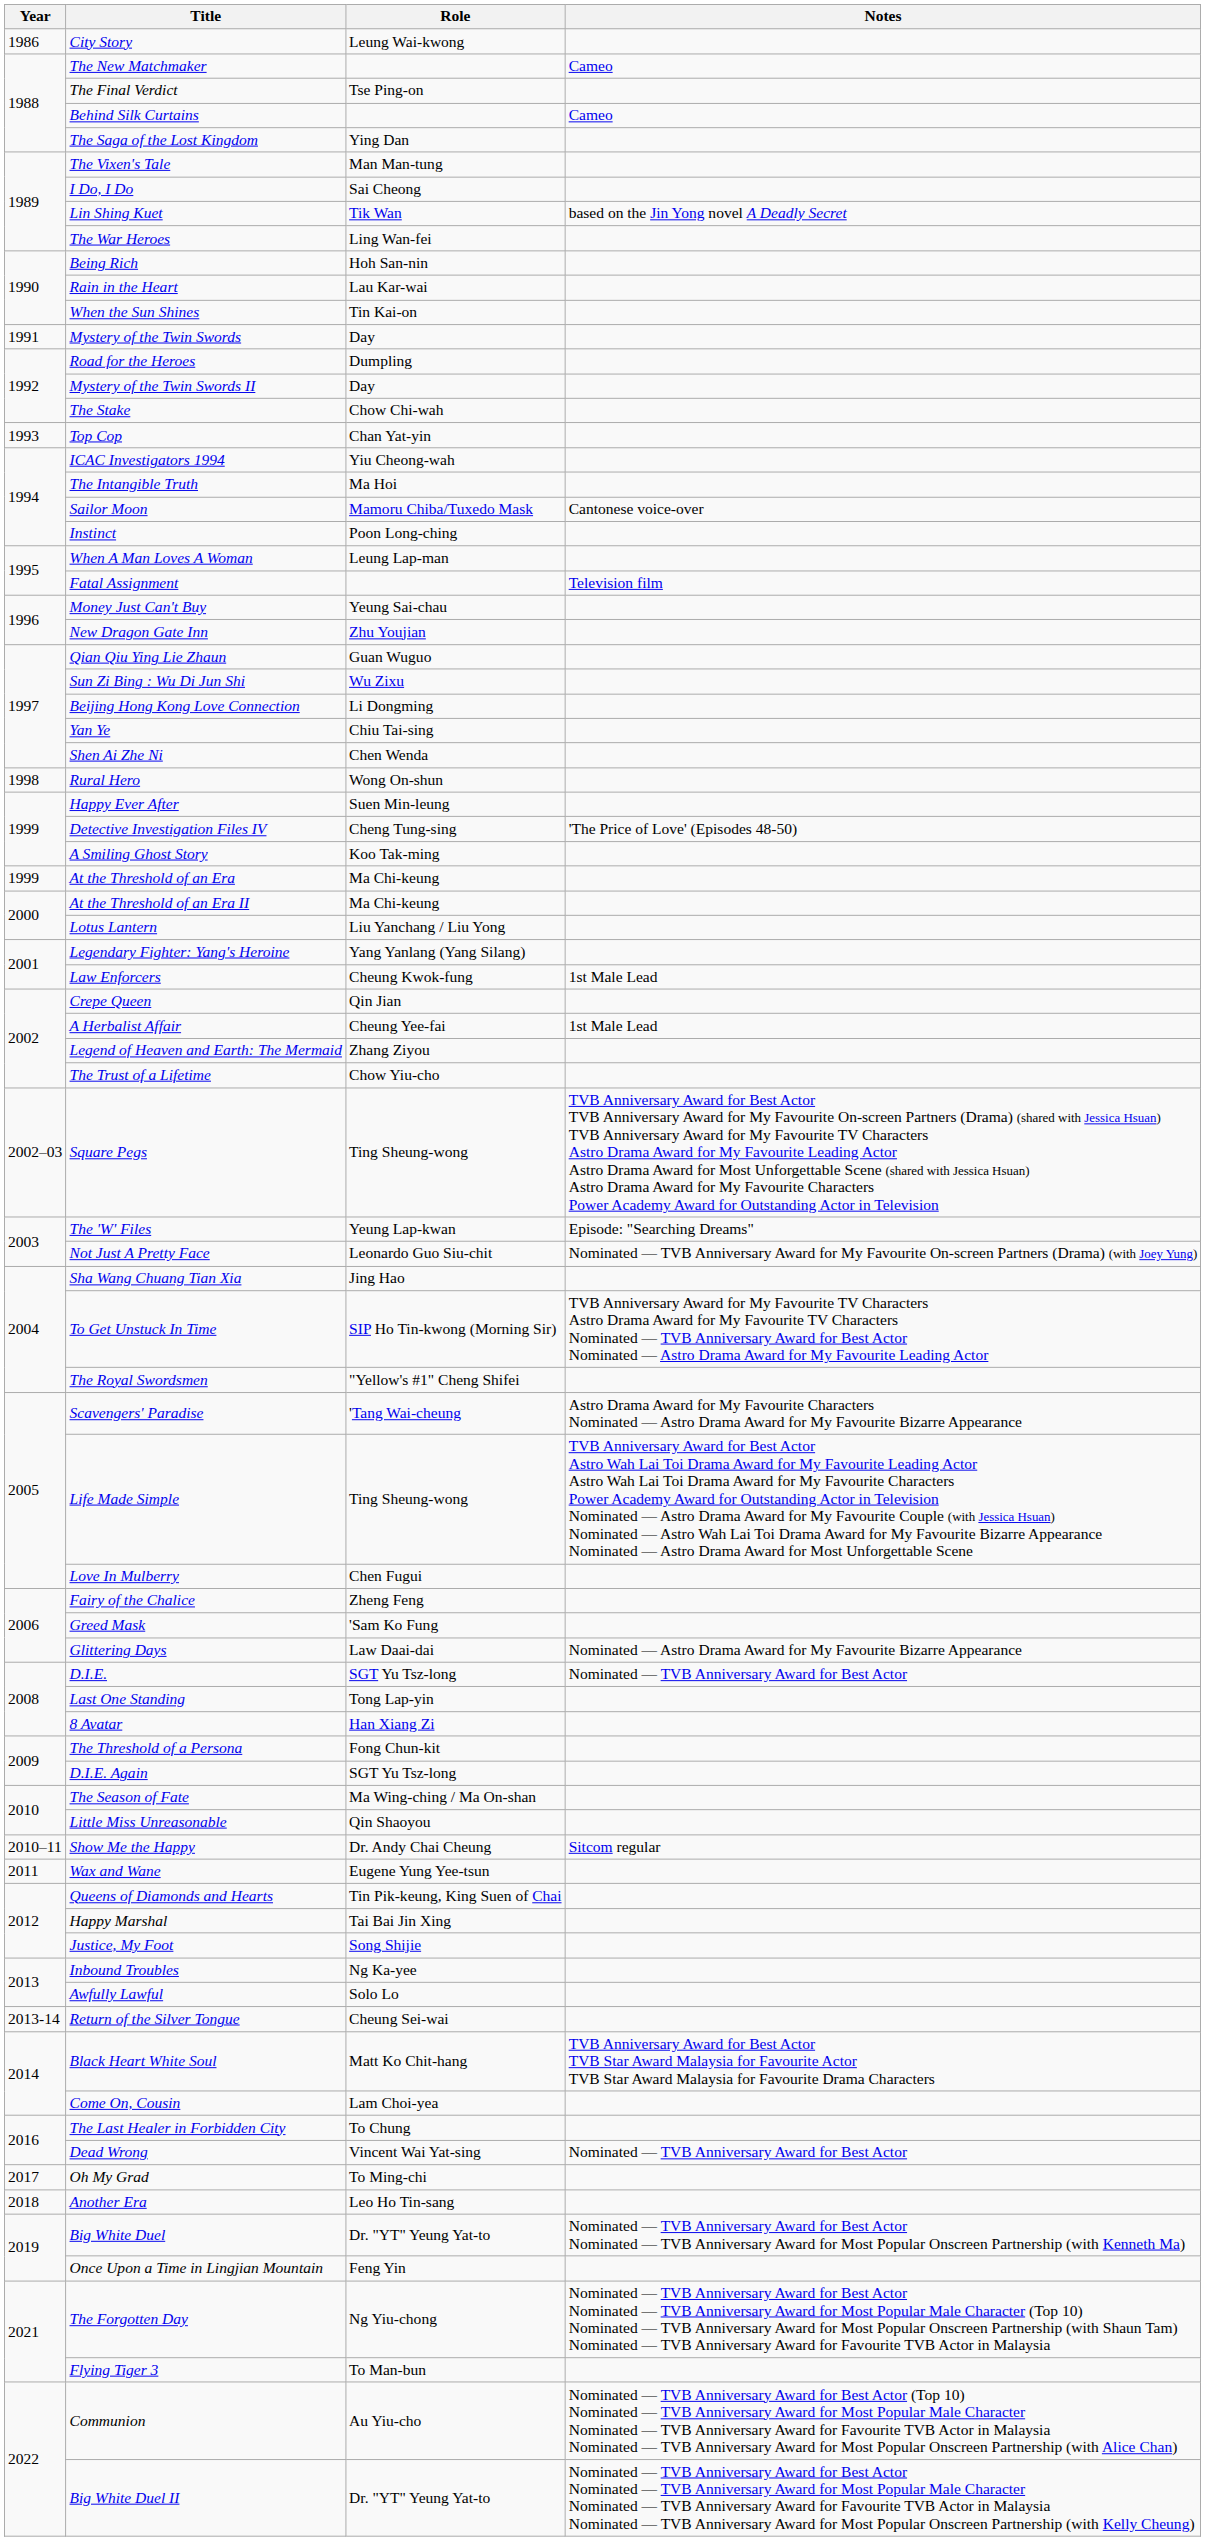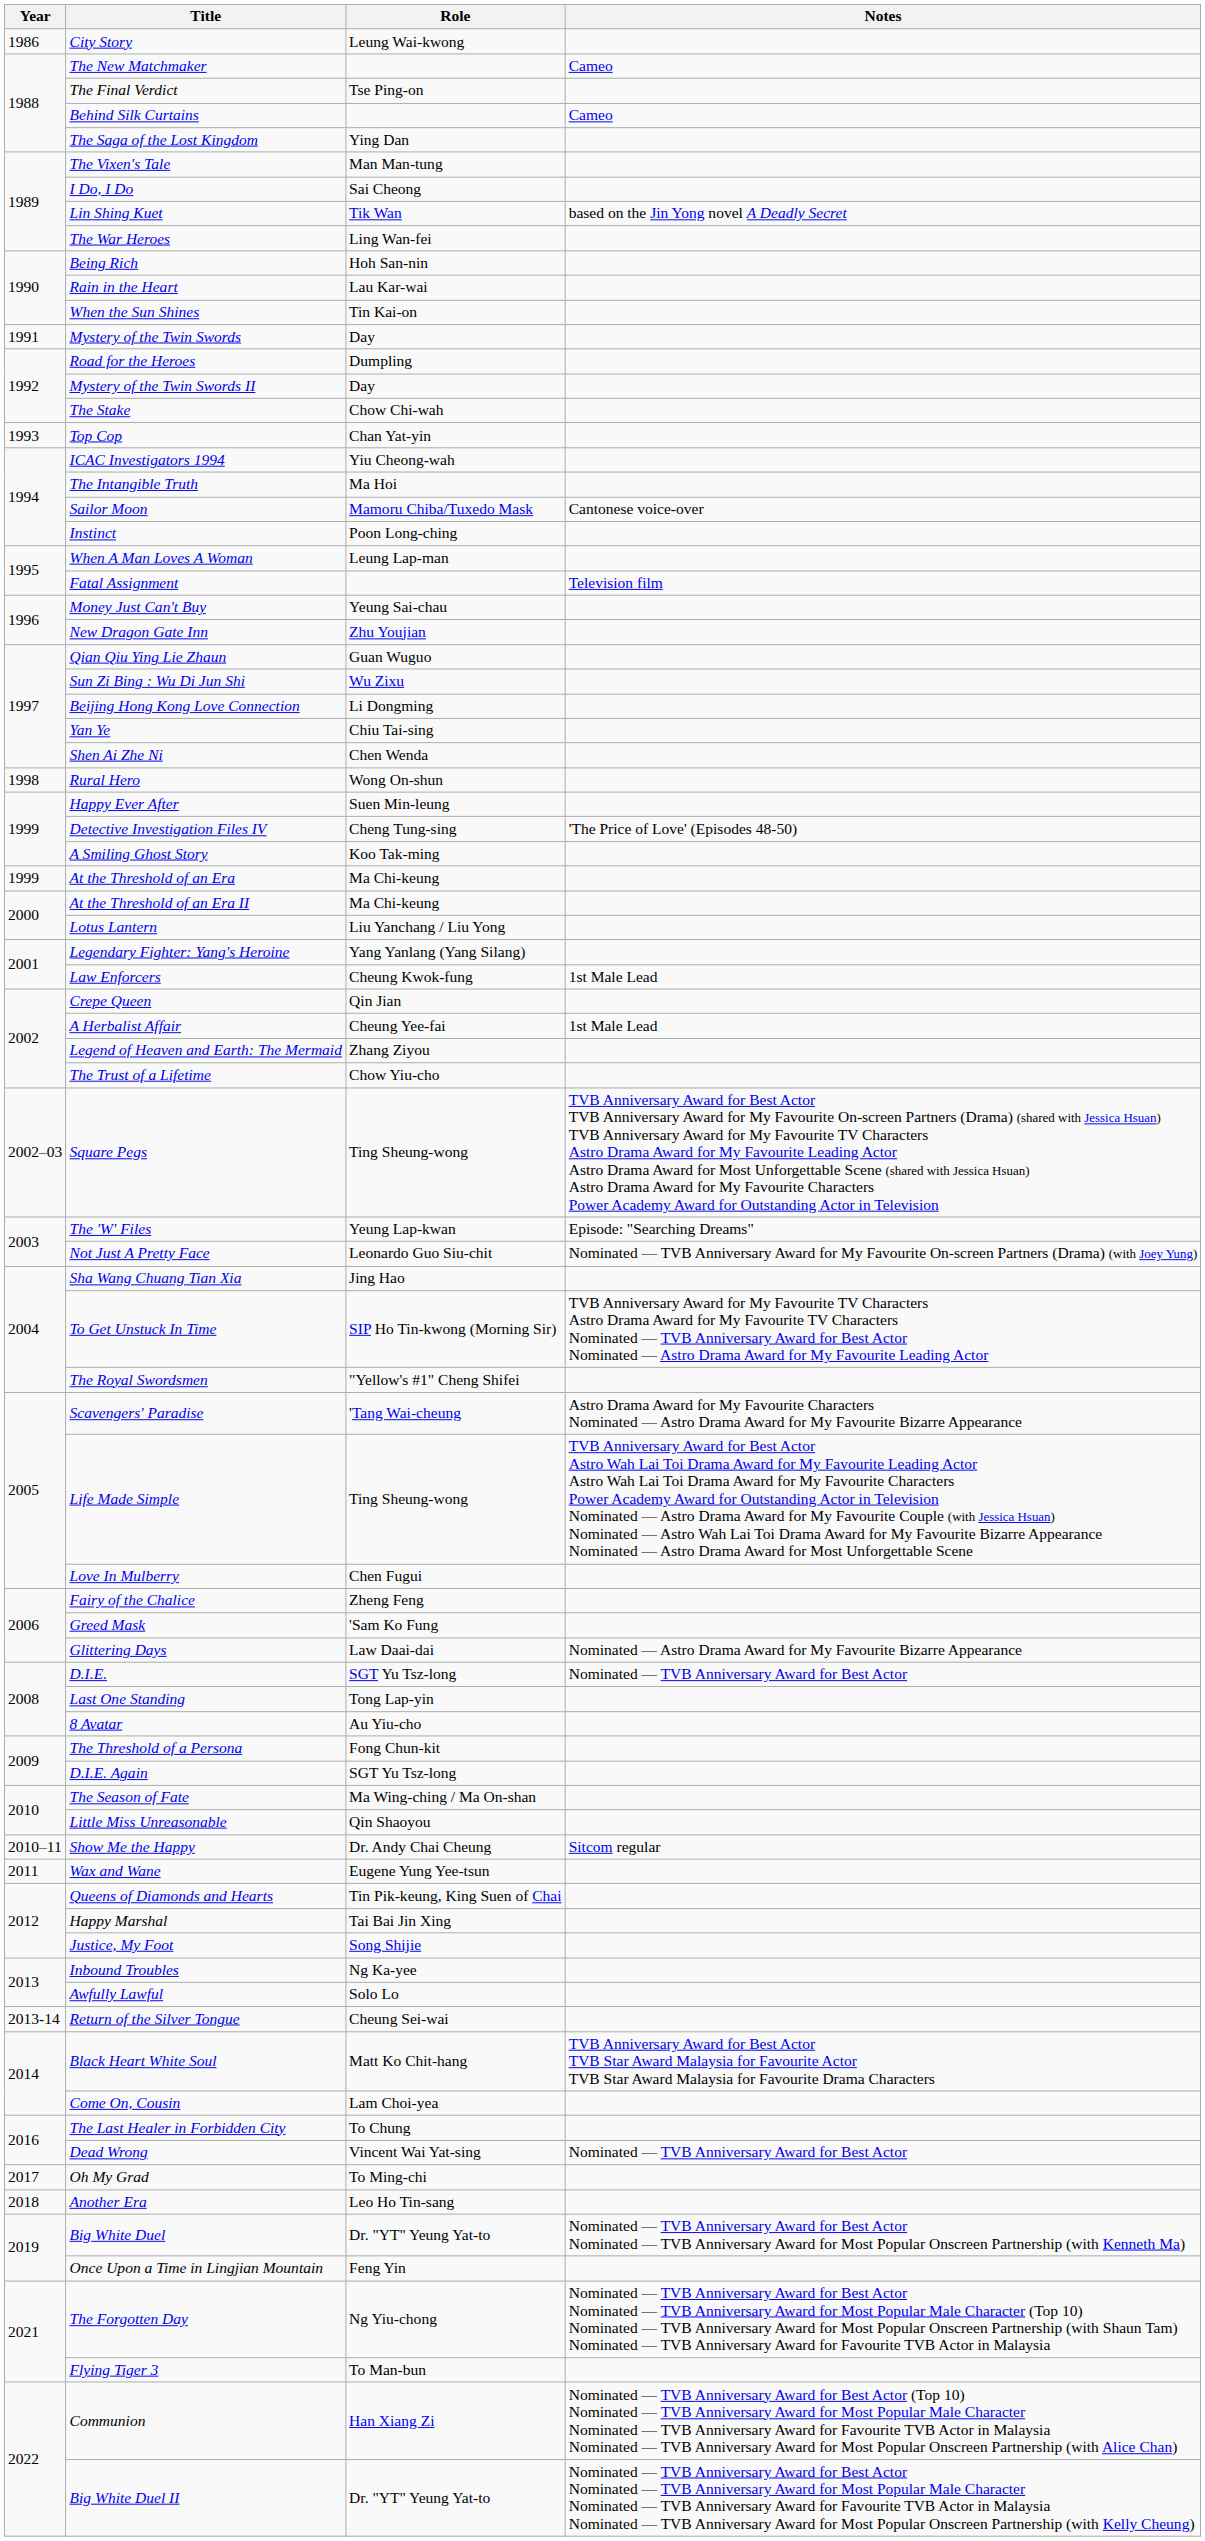(392, 1723) Han Xiang Zi -> (385, 1723) Au Yiu-cho
(385, 2420) Au Yiu-cho -> (392, 2420) Han Xiang Zi
